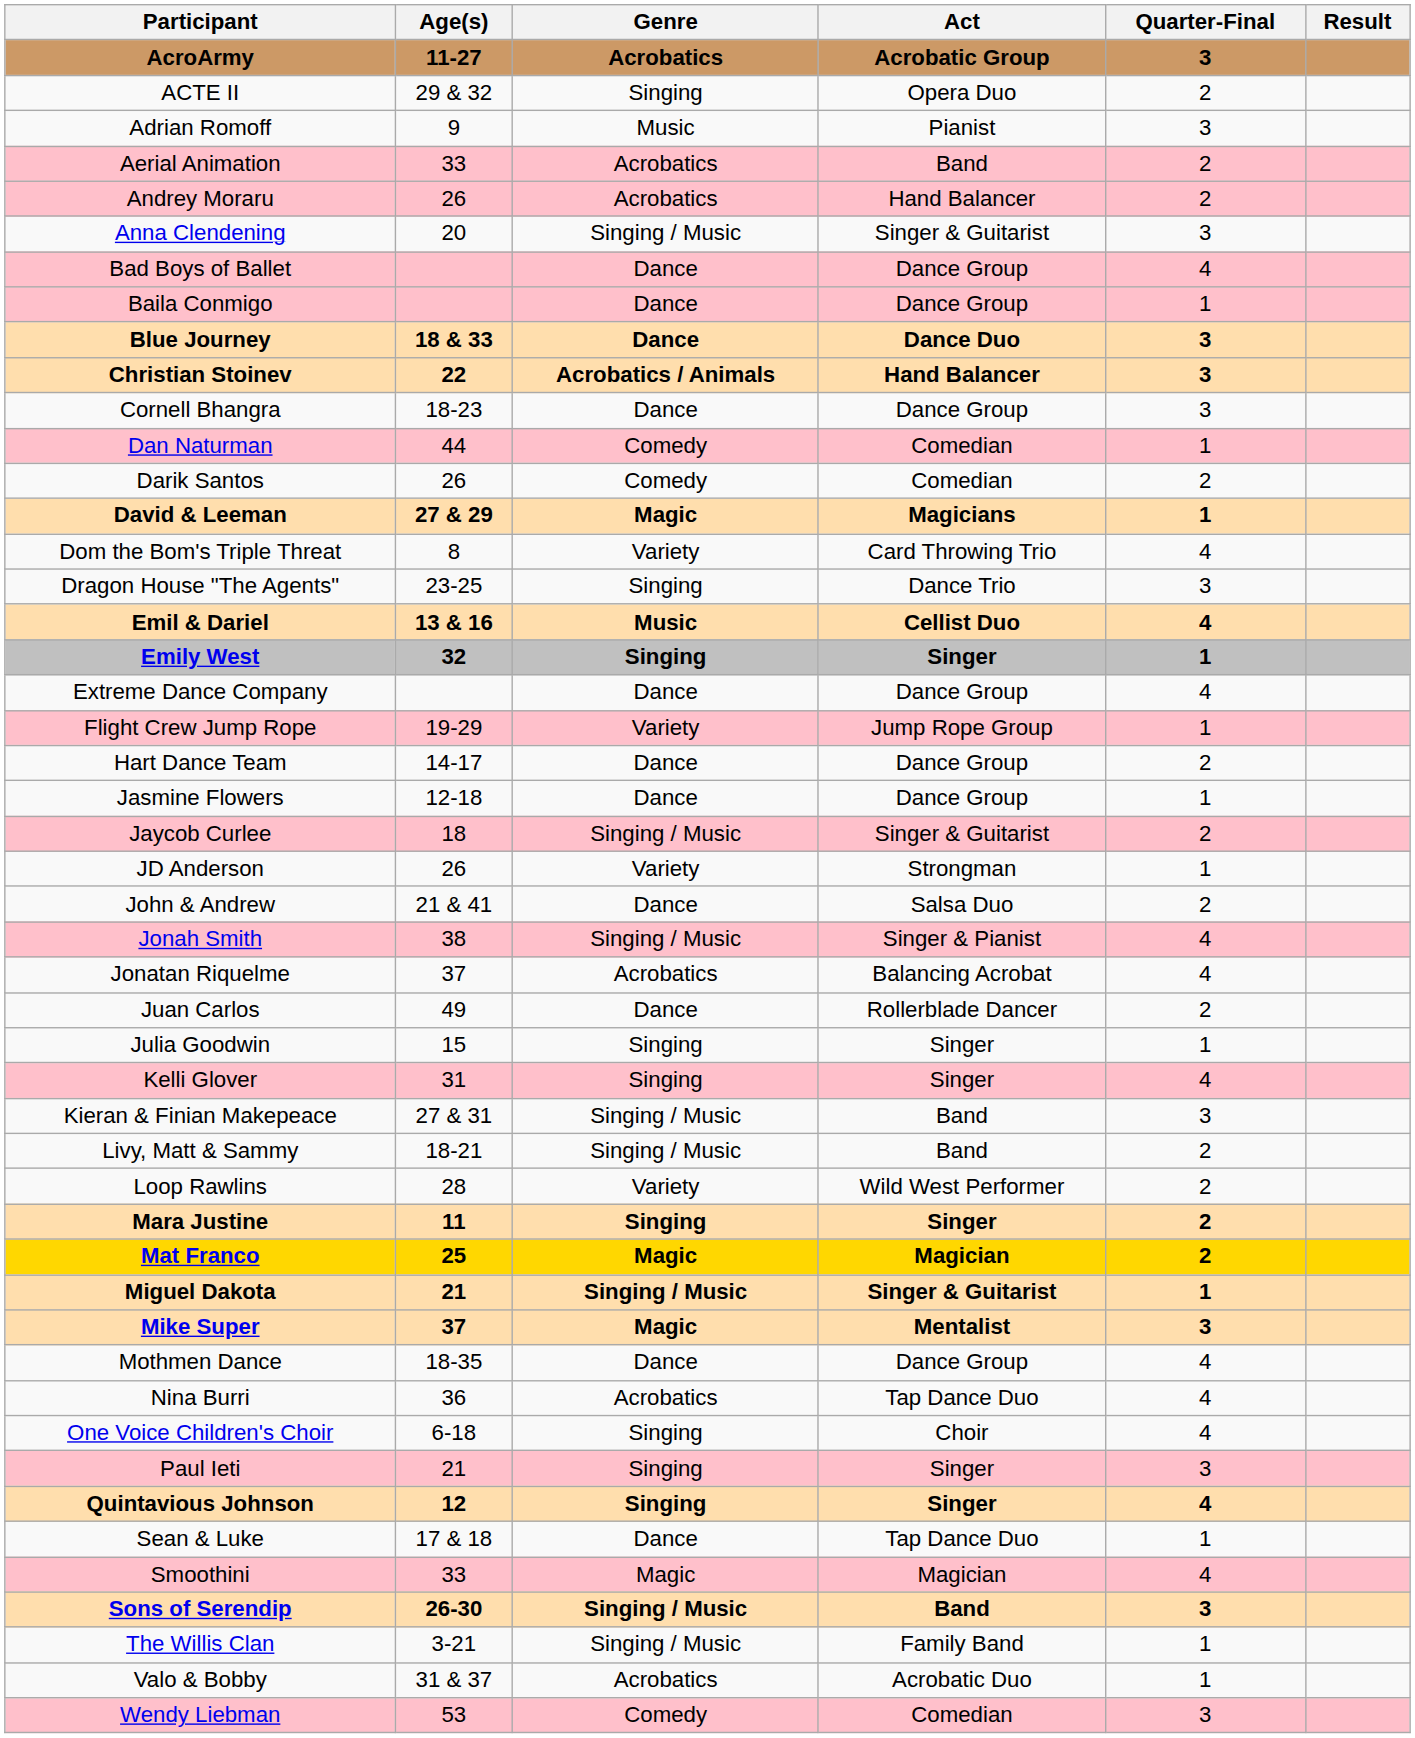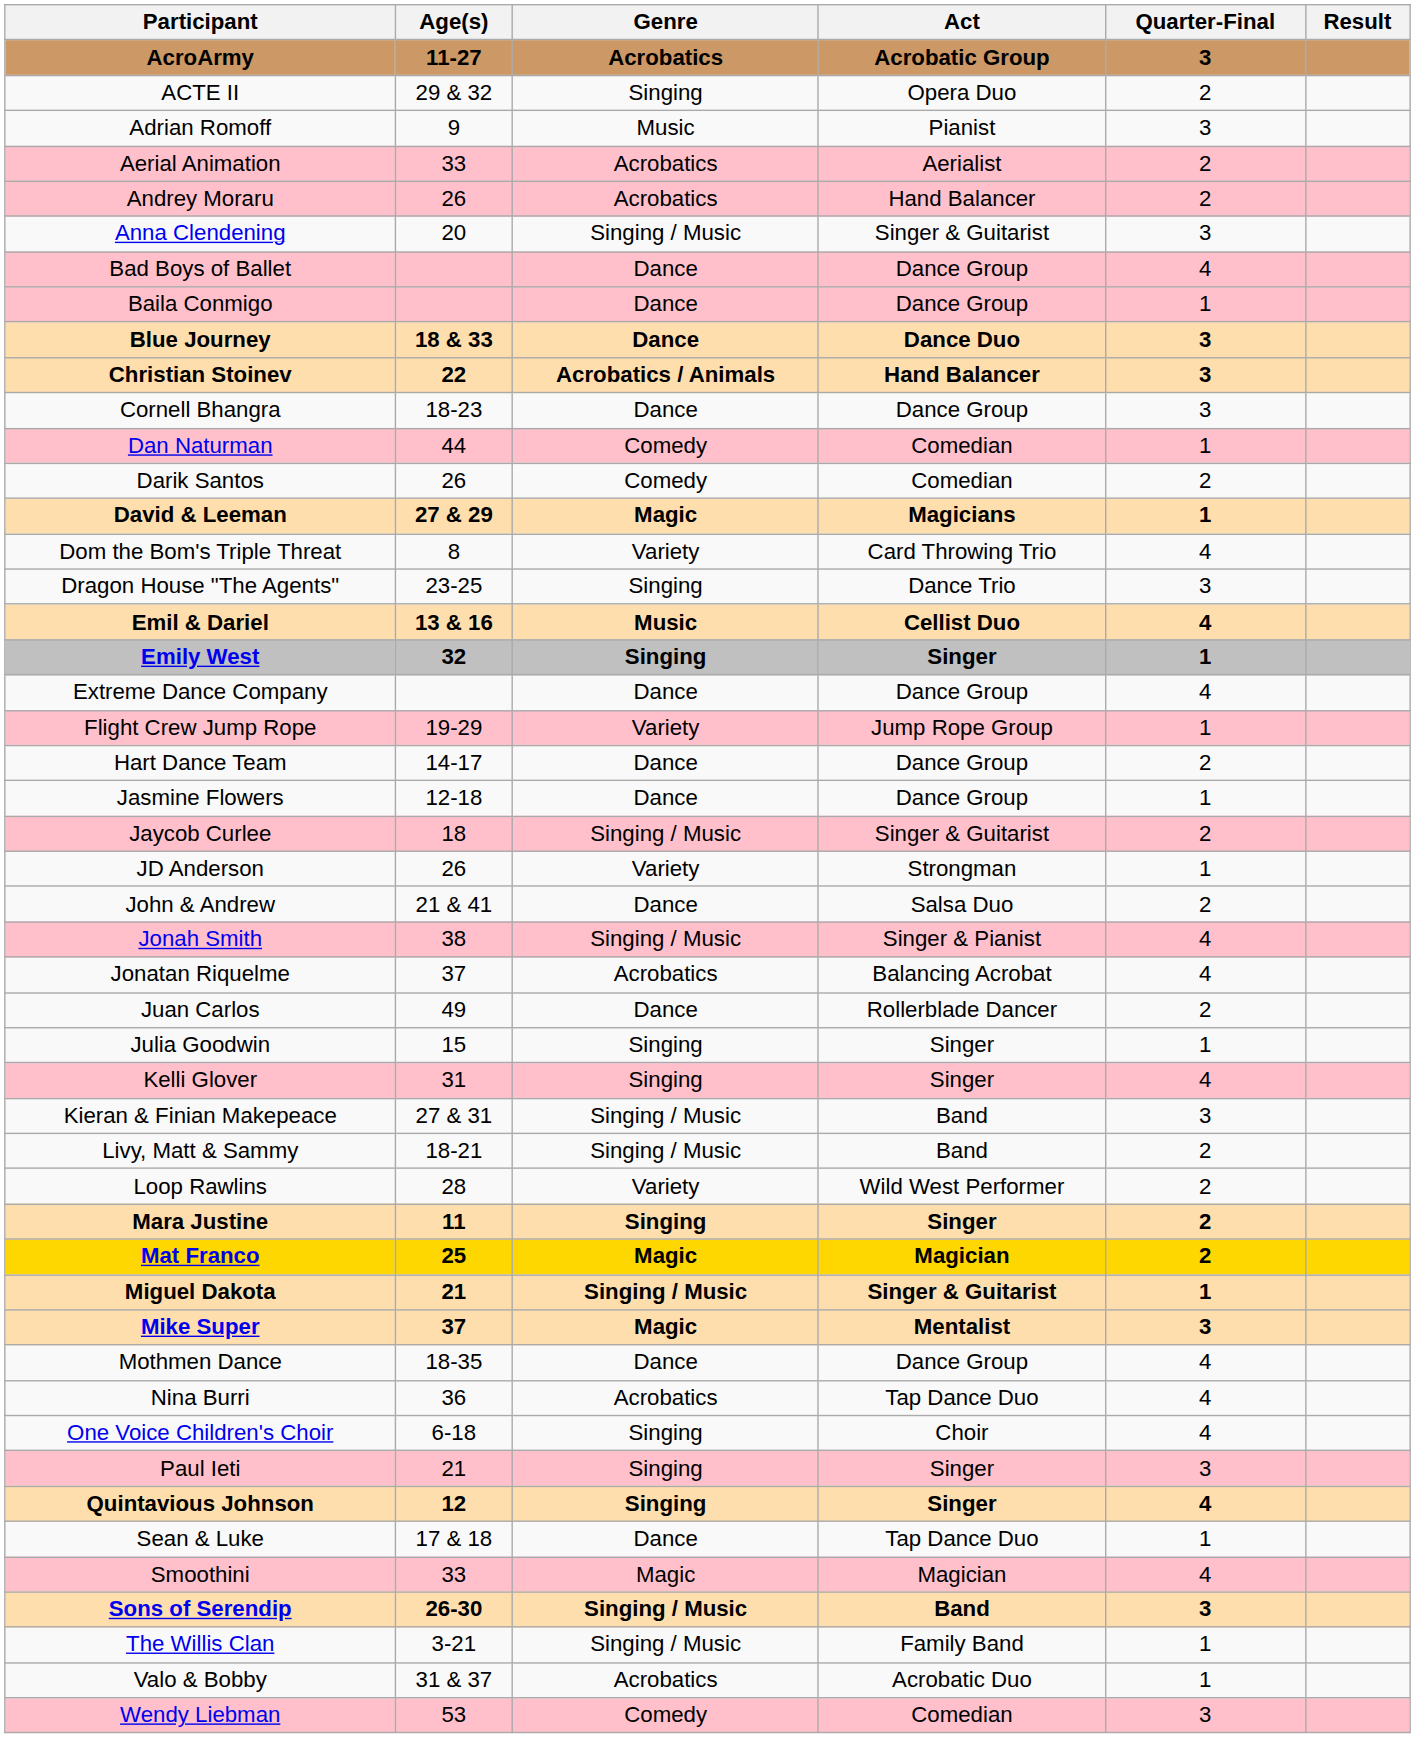(962, 163) Band -> (962, 163) Aerialist
